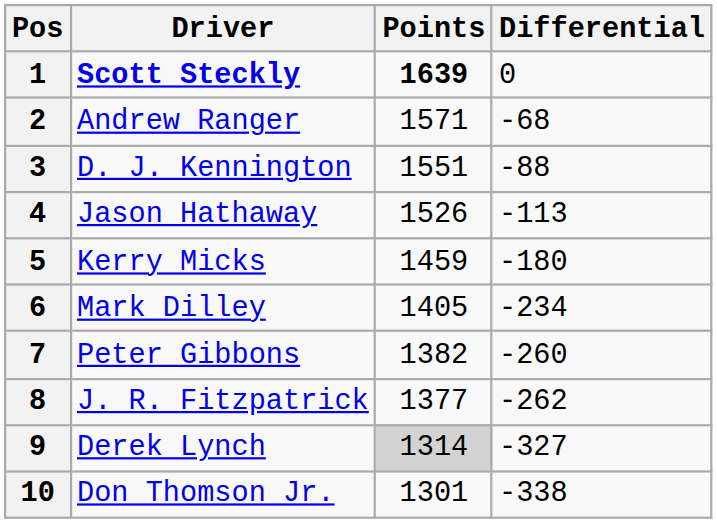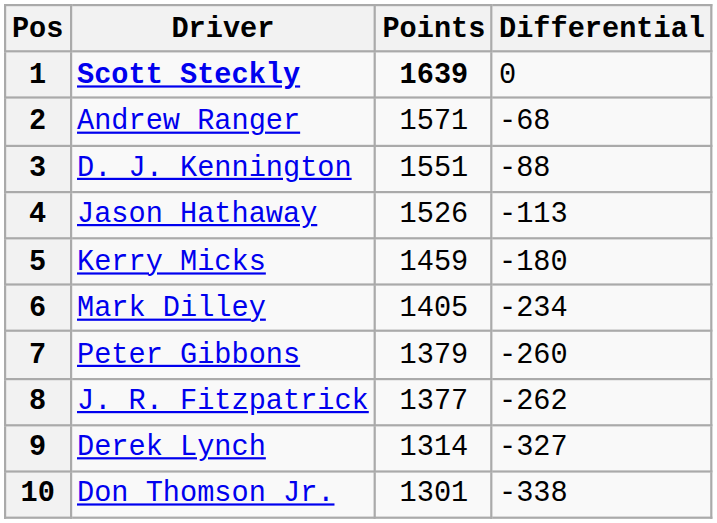(434, 355) 1382 -> (434, 355) 1379
(434, 448) lightgrey background -> (434, 448) no background
